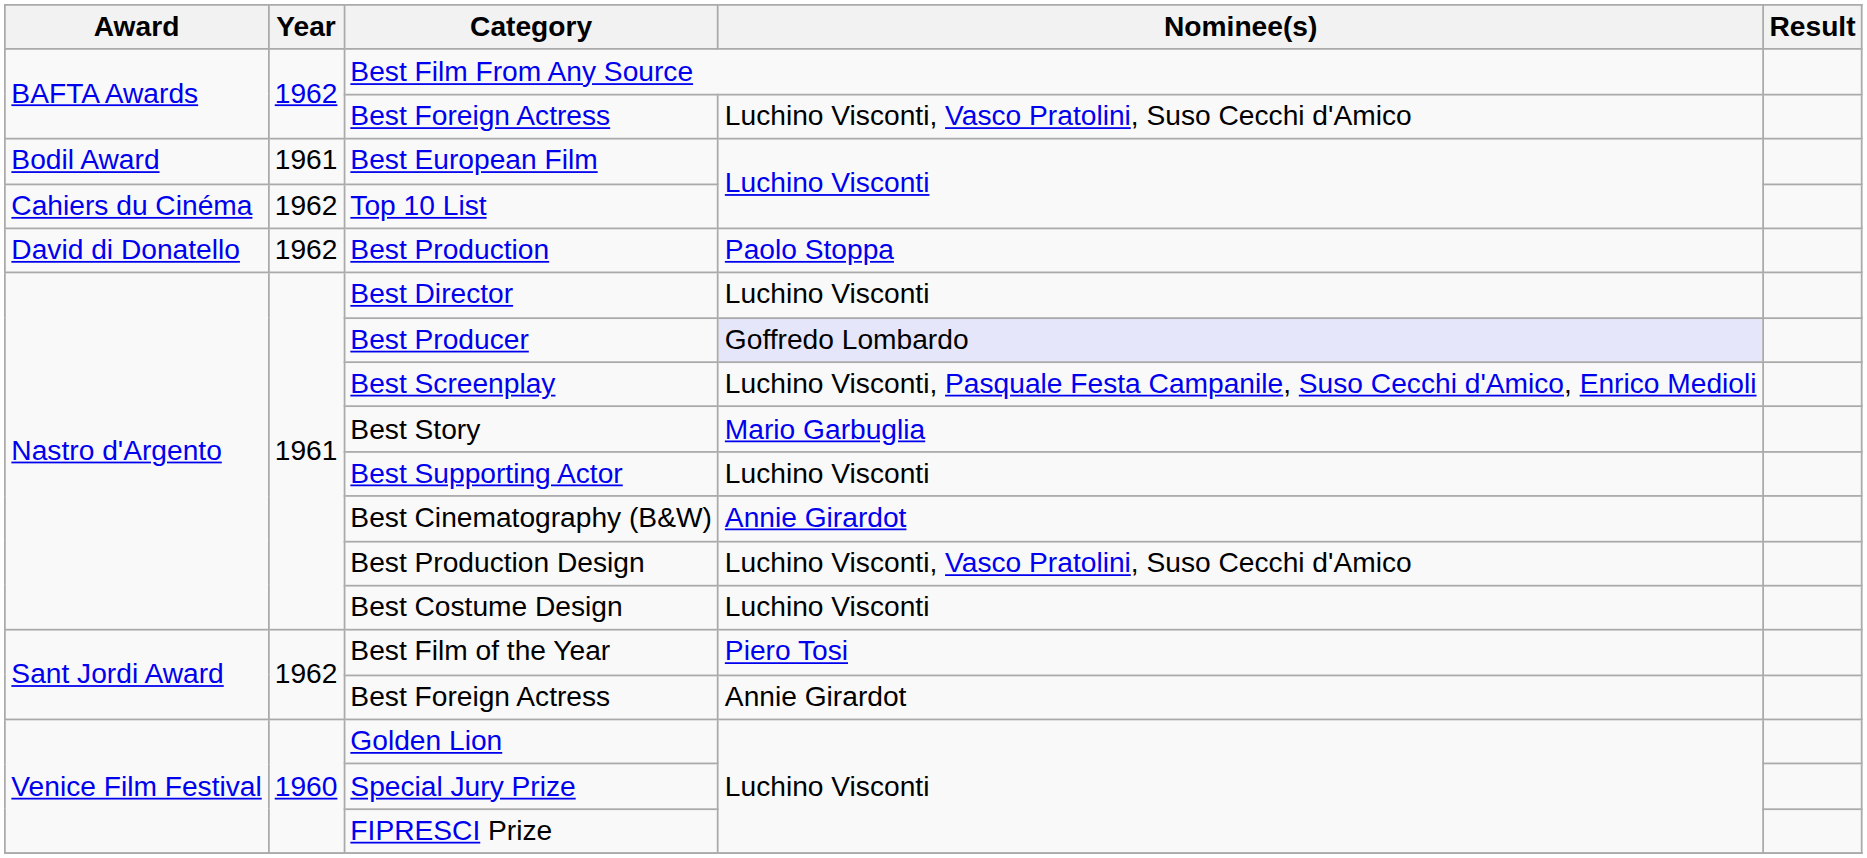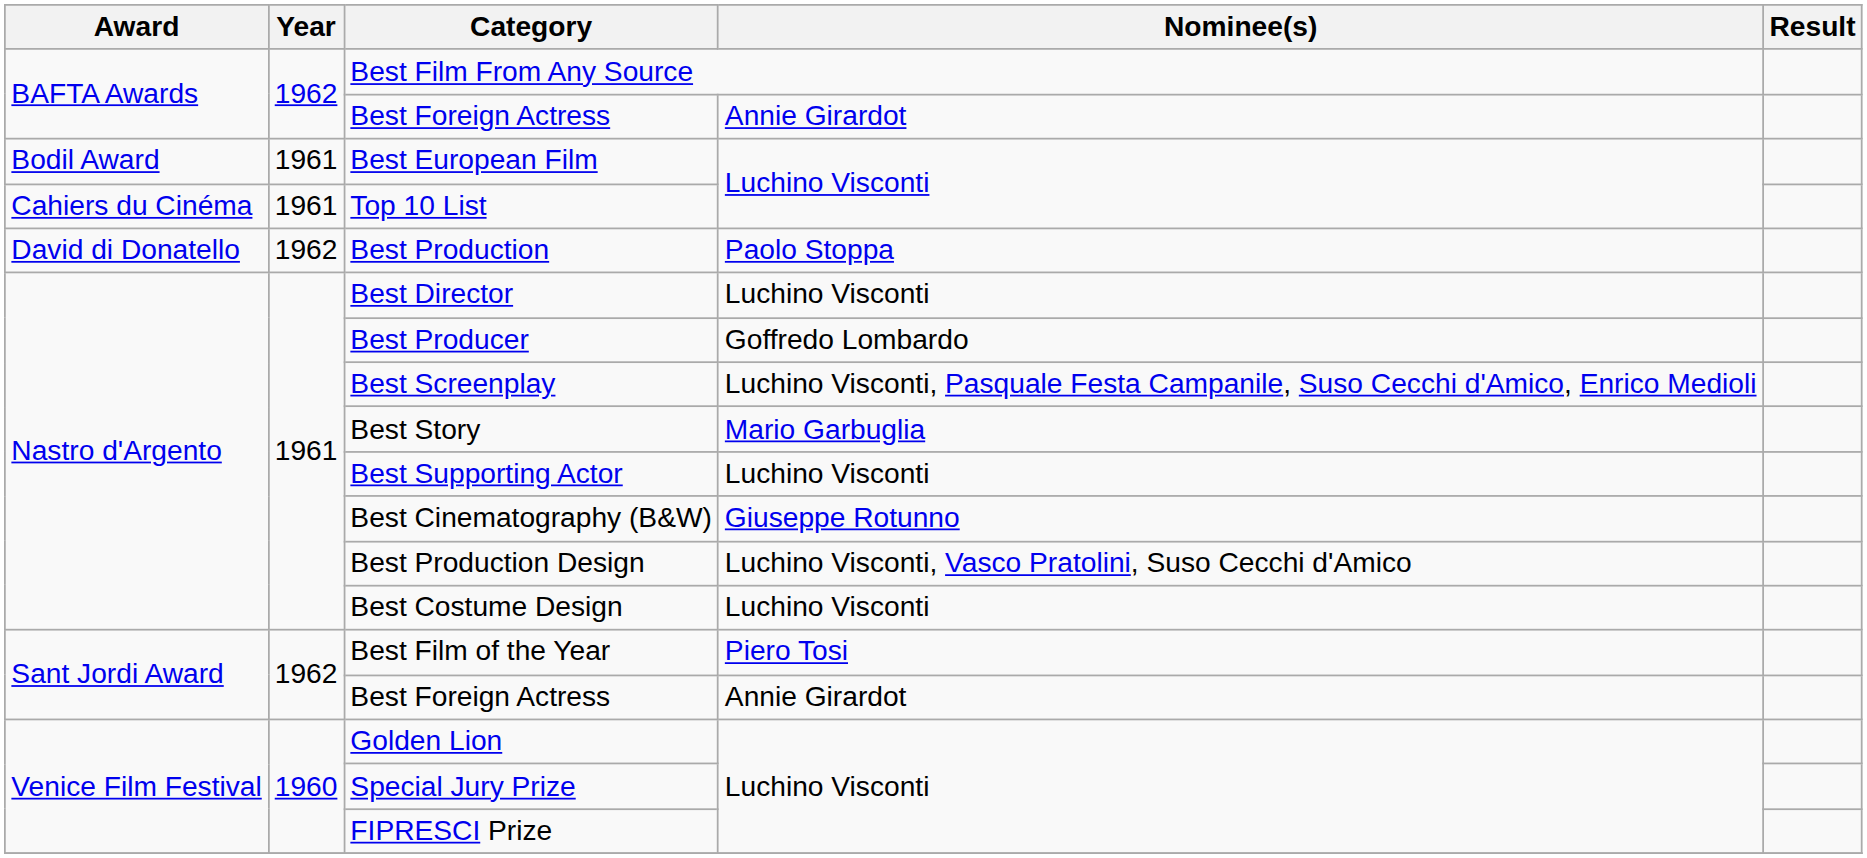(1068, 116) Luchino Visconti, Vasco Pratolini, Suso Cecchi d'Amico -> (816, 116) Annie Girardot
(306, 205) 1962 -> (306, 205) 1961
(847, 339) lavender background -> (847, 339) no background
(816, 518) Annie Girardot -> (842, 518) Giuseppe Rotunno
